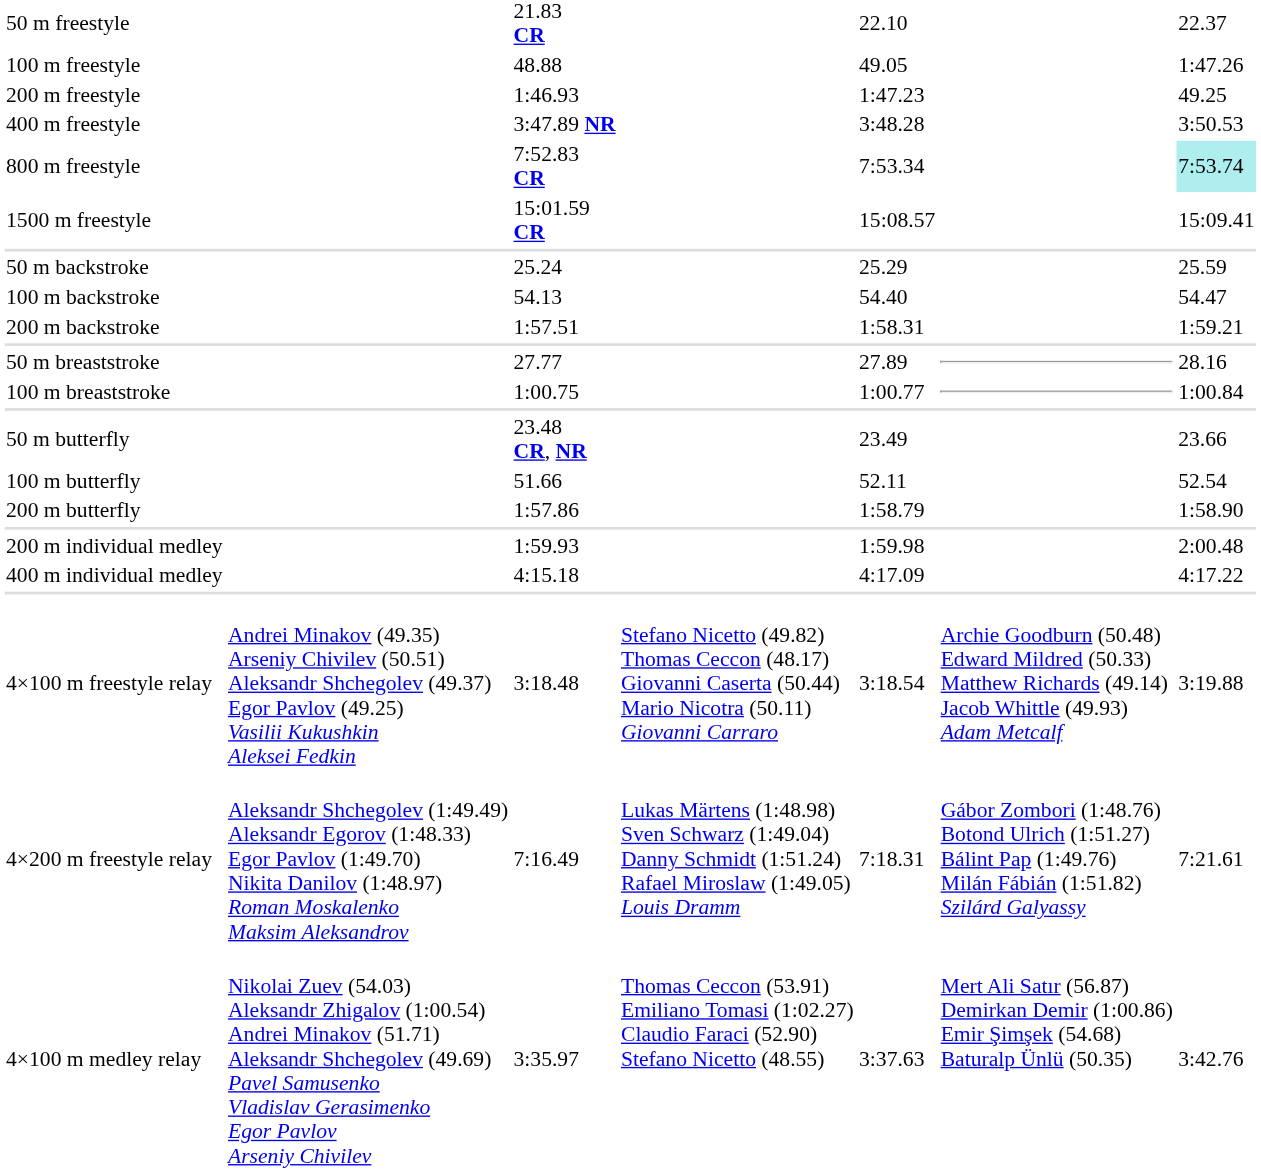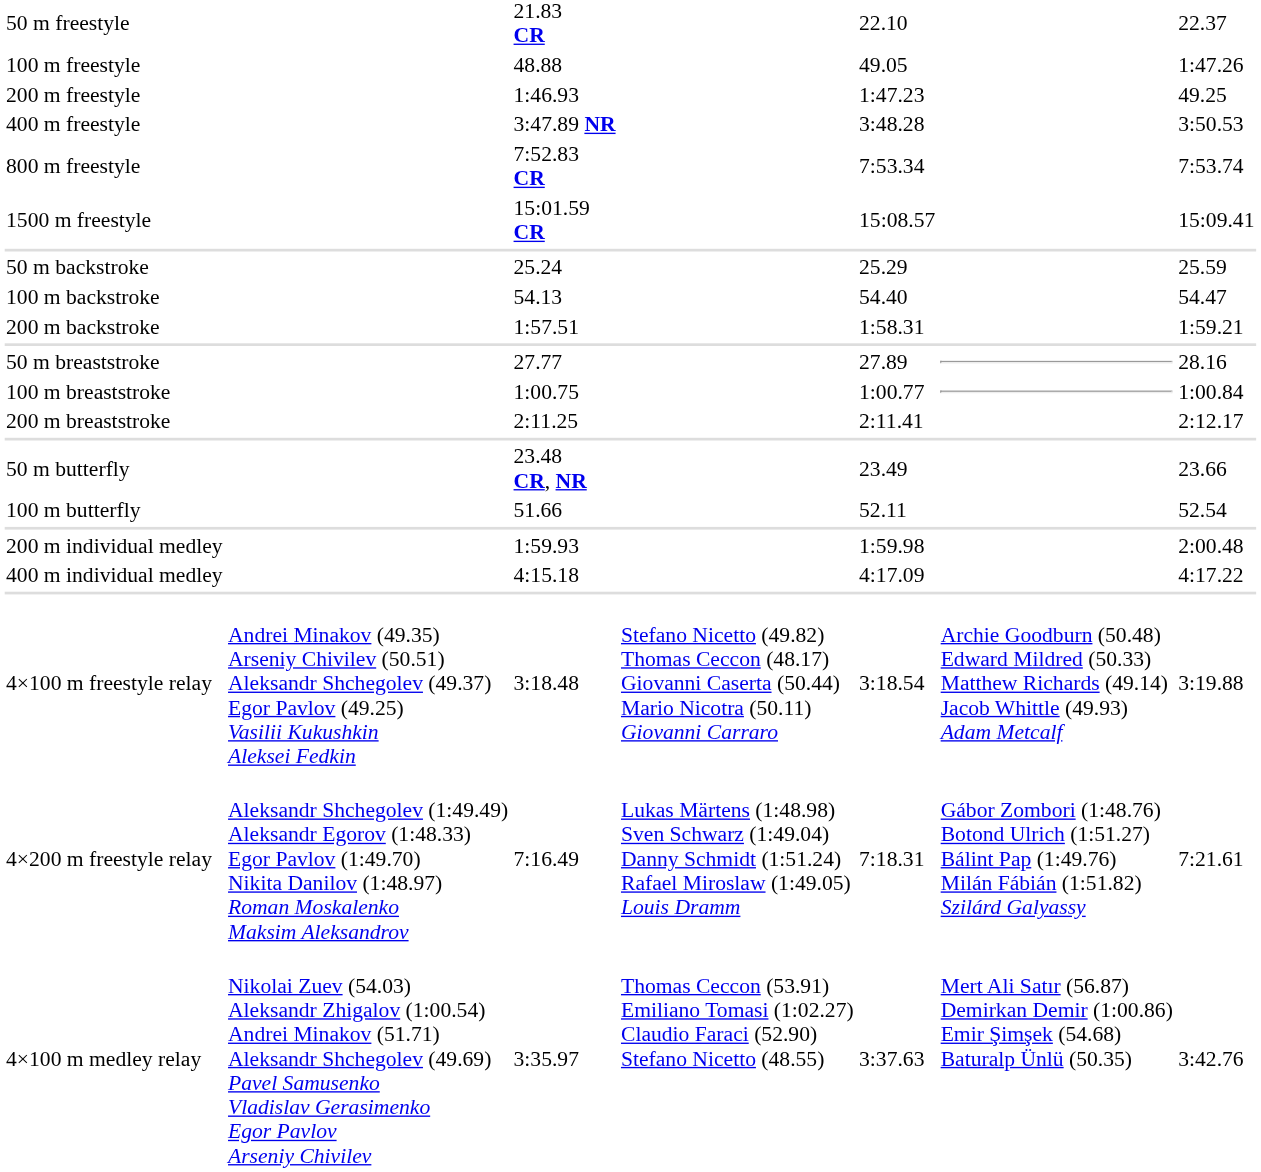(1211, 166) paleturquoise background -> (1211, 166) no background
+ row: (88, 421)
- row: (73, 510)
